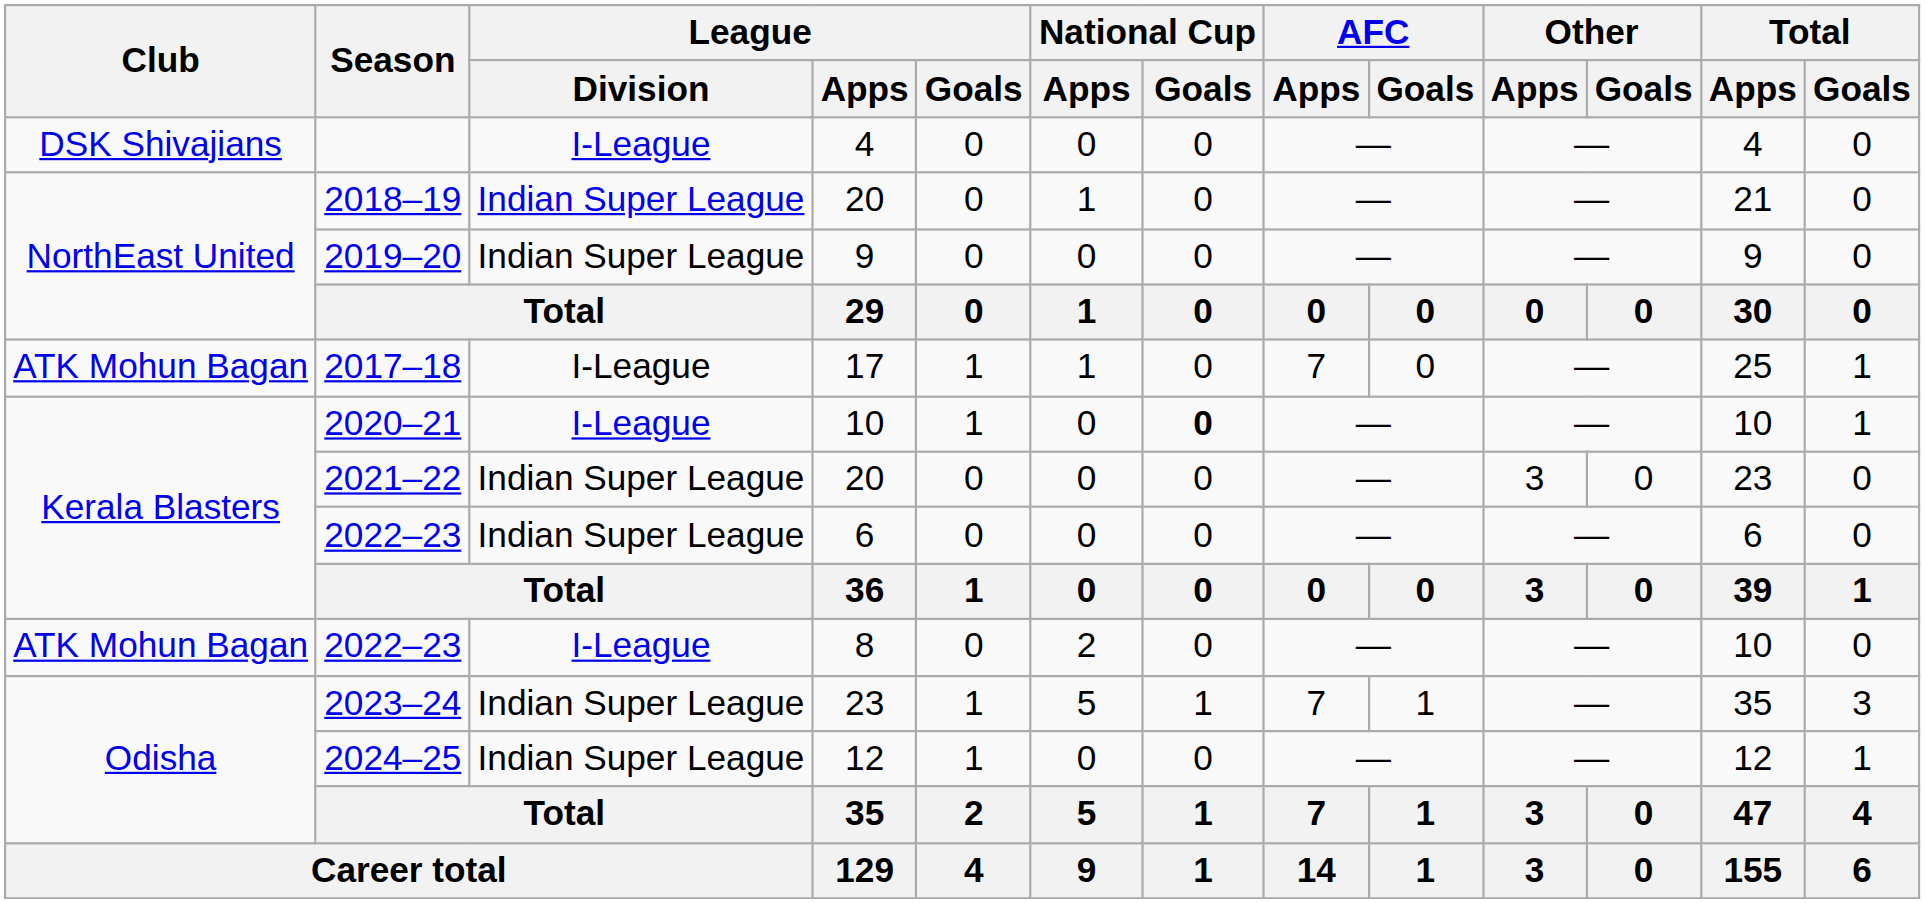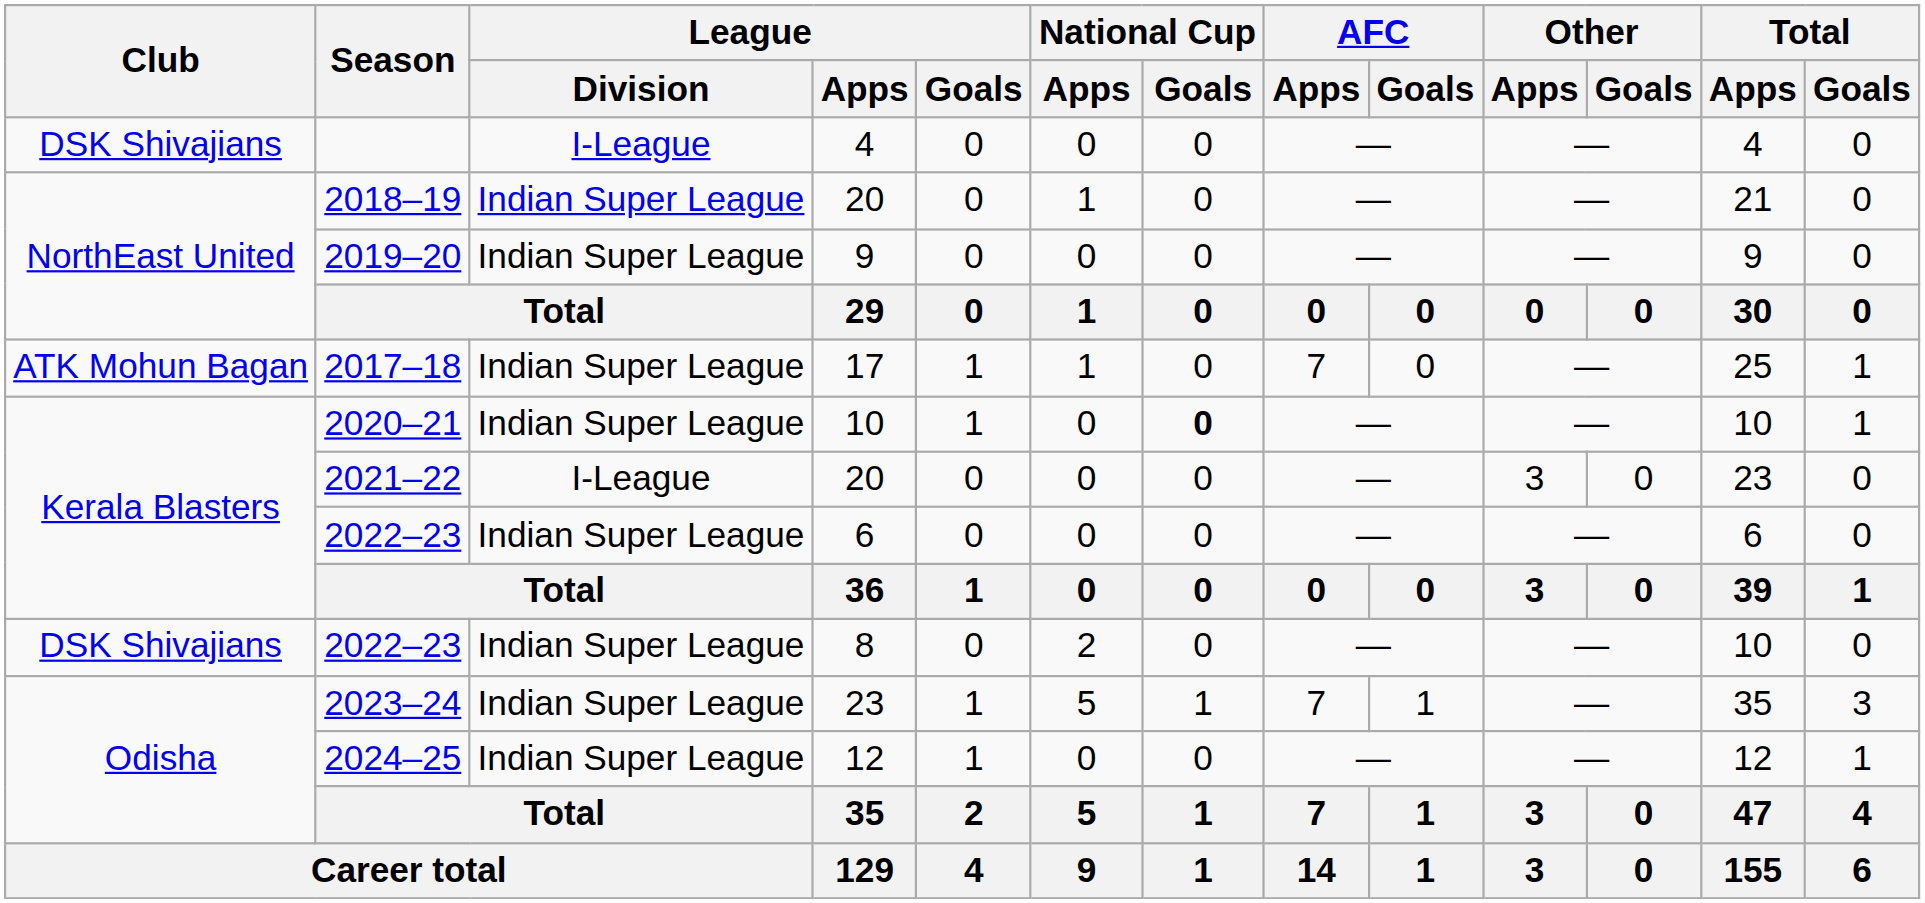(641, 367) I-League -> (641, 367) Indian Super League
(641, 423) I-League -> (641, 423) Indian Super League
(641, 479) Indian Super League -> (641, 479) I-League
(161, 646) ATK Mohun Bagan -> (161, 646) DSK Shivajians
(641, 646) I-League -> (641, 646) Indian Super League
